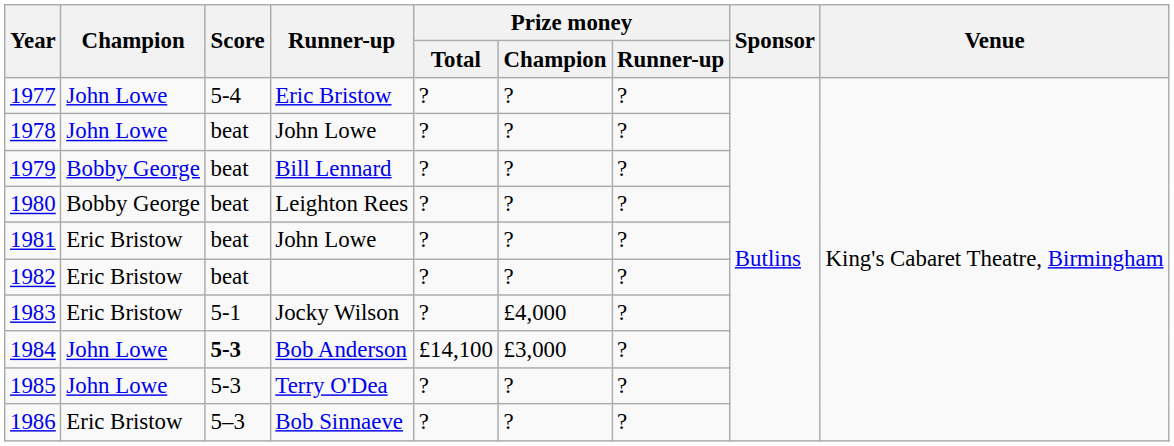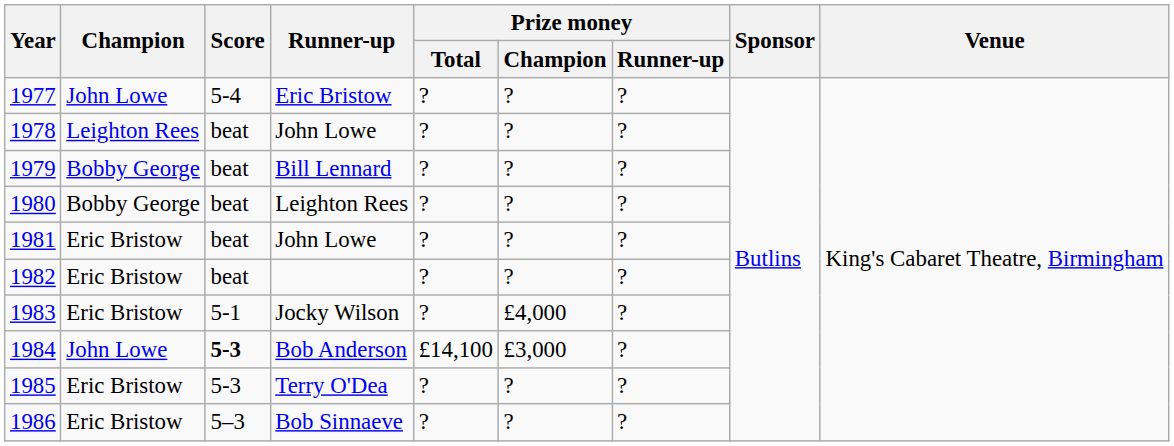(117, 131) John Lowe -> (133, 131) Leighton Rees
(117, 385) John Lowe -> (124, 385) Eric Bristow
